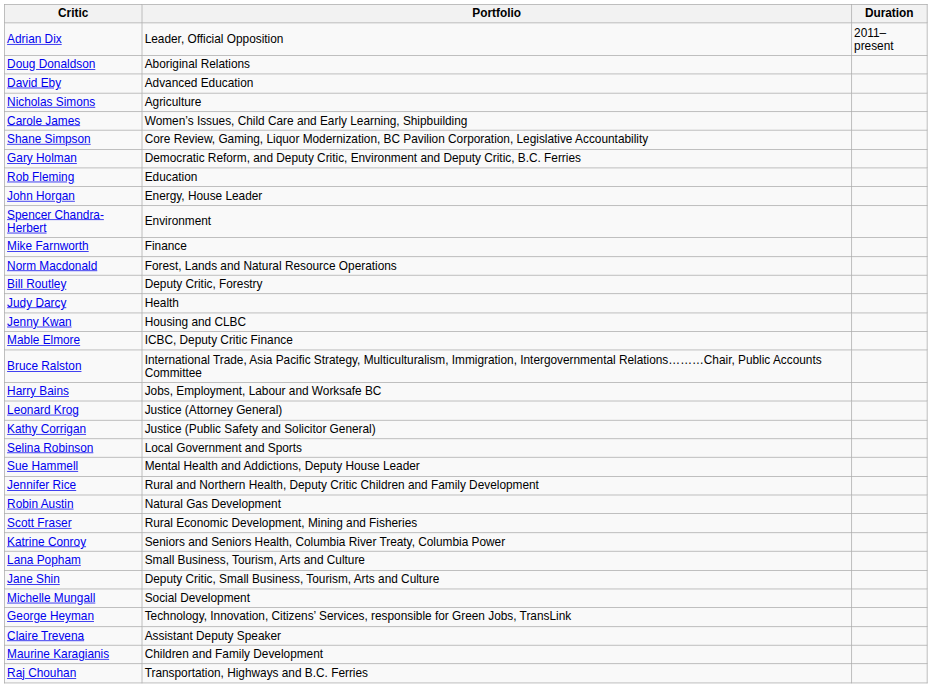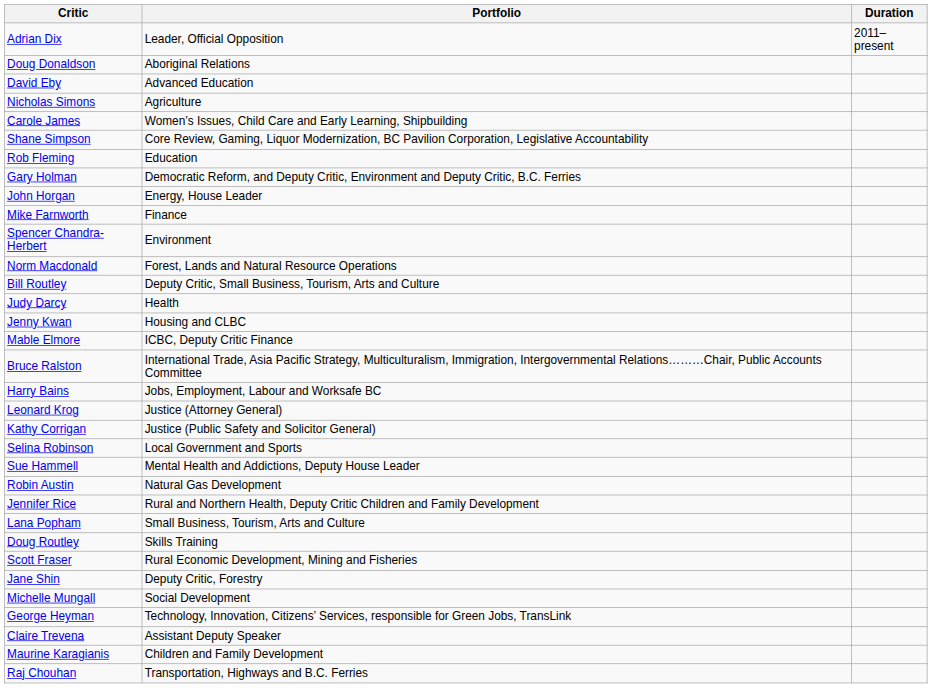rows swapped: (42, 158) <-> (41, 177)
rows swapped: (55, 221) <-> (48, 247)
(204, 284) Deputy Critic, Forestry -> (292, 284) Deputy Critic, Small Business, Tourism, Arts and Culture
rows swapped: (40, 504) <-> (42, 485)
rows swapped: (39, 523) <-> (44, 560)
- row: (47, 542)
+ row: (43, 542)
(292, 579) Deputy Critic, Small Business, Tourism, Arts and Culture -> (204, 579) Deputy Critic, Forestry
